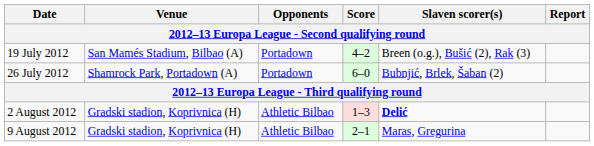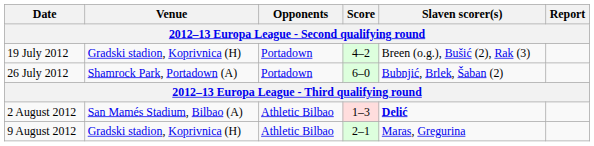(165, 53) San Mamés Stadium, Bilbao (A) -> (164, 53) Gradski stadion, Koprivnica (H)
(164, 112) Gradski stadion, Koprivnica (H) -> (165, 112) San Mamés Stadium, Bilbao (A)
